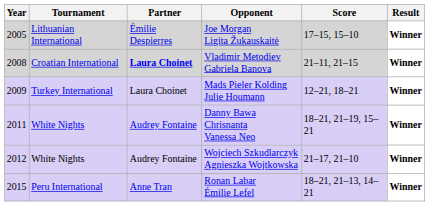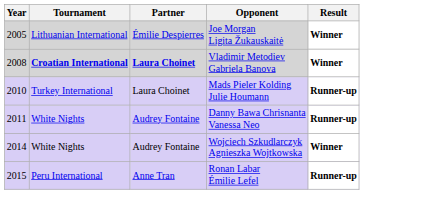- column: (344, 13)
(75, 63) normal -> (80, 63) bold
(17, 91) 2009 -> (17, 91) 2010
(406, 91) Winner -> (334, 91) Runner-up
(406, 125) Winner -> (334, 119) Runner-up
(17, 159) 2012 -> (17, 147) 2014
(406, 187) Winner -> (334, 175) Runner-up
